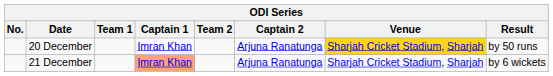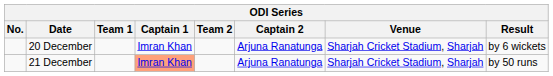(405, 46) gold background -> (405, 46) no background
(513, 46) by 50 runs -> (517, 46) by 6 wickets
(517, 63) by 6 wickets -> (513, 63) by 50 runs
